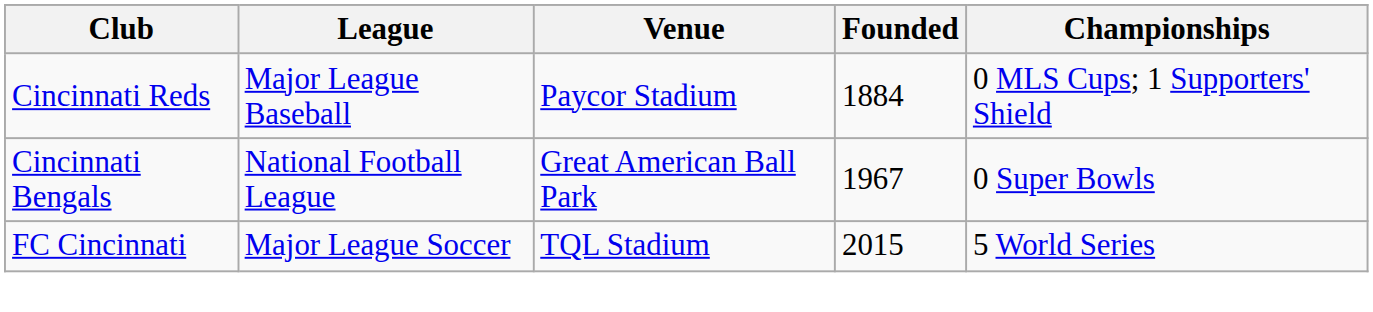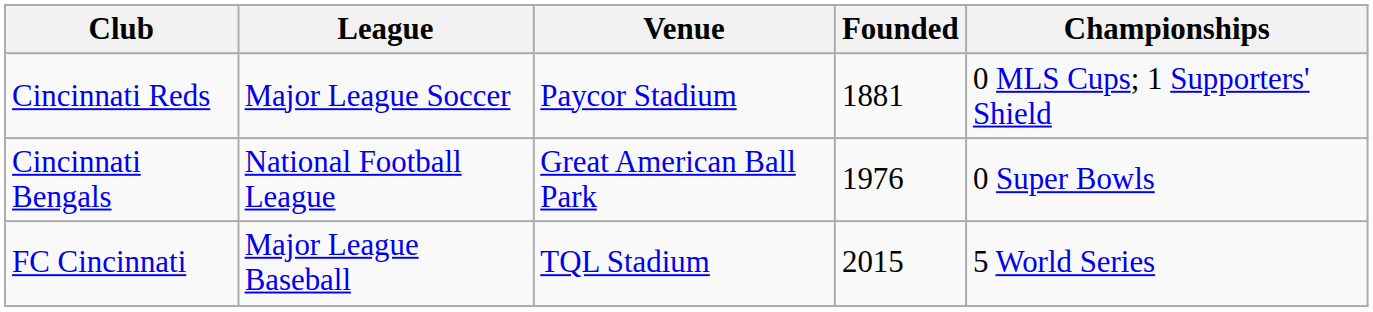(332, 95) Major League Baseball -> (378, 95) Major League Soccer
(873, 95) 1884 -> (873, 95) 1881
(873, 179) 1967 -> (873, 179) 1976
(378, 245) Major League Soccer -> (332, 262) Major League Baseball
